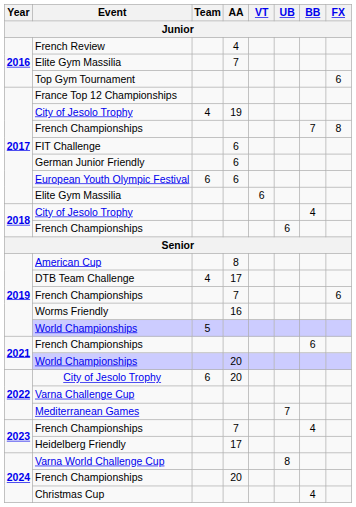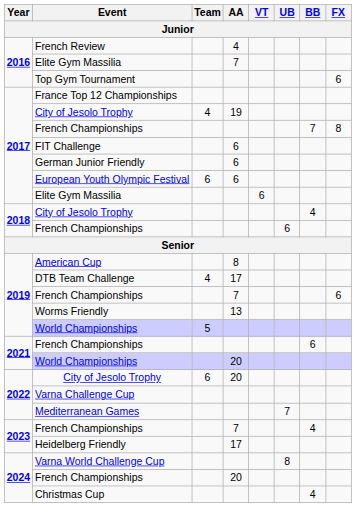(236, 312) 16 -> (236, 312) 13
